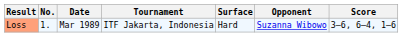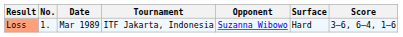columns swapped: (235, 11) <-> (292, 11)
